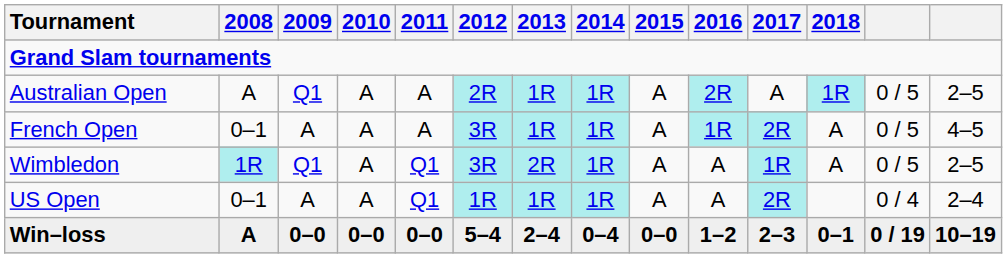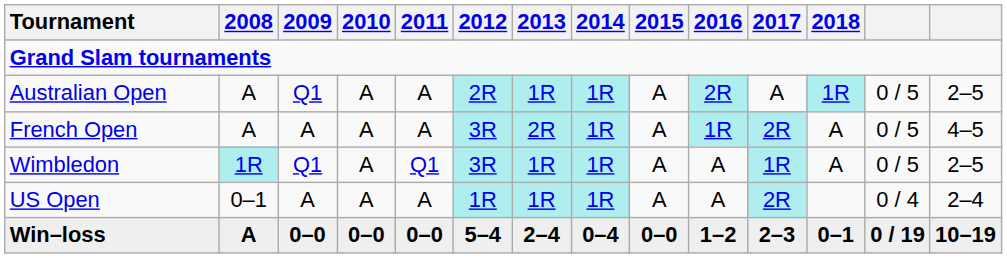(249, 128) 0–1 -> (249, 128) A
(542, 128) 1R -> (542, 128) 2R
(542, 163) 2R -> (542, 163) 1R
(425, 199) Q1 -> (425, 199) A
